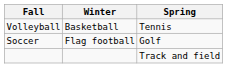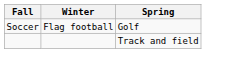- row: (33, 26)
